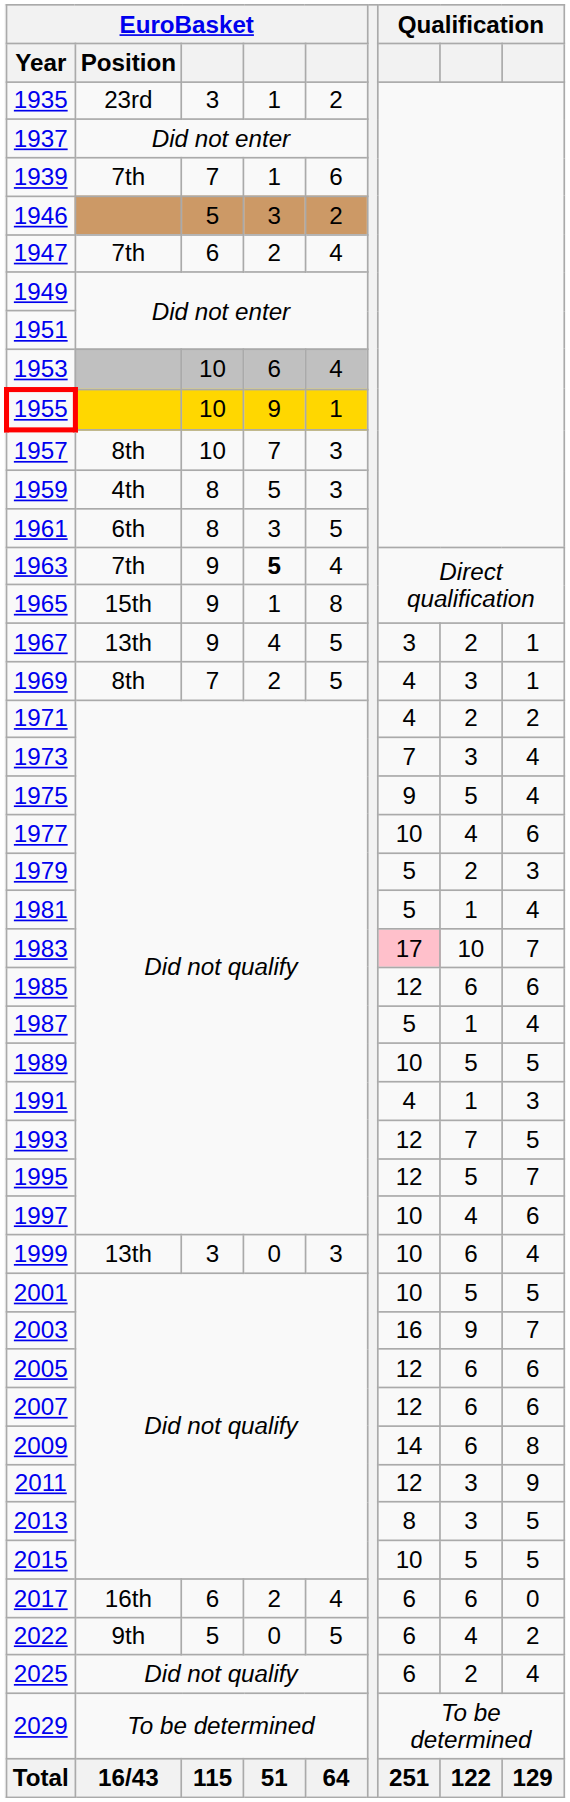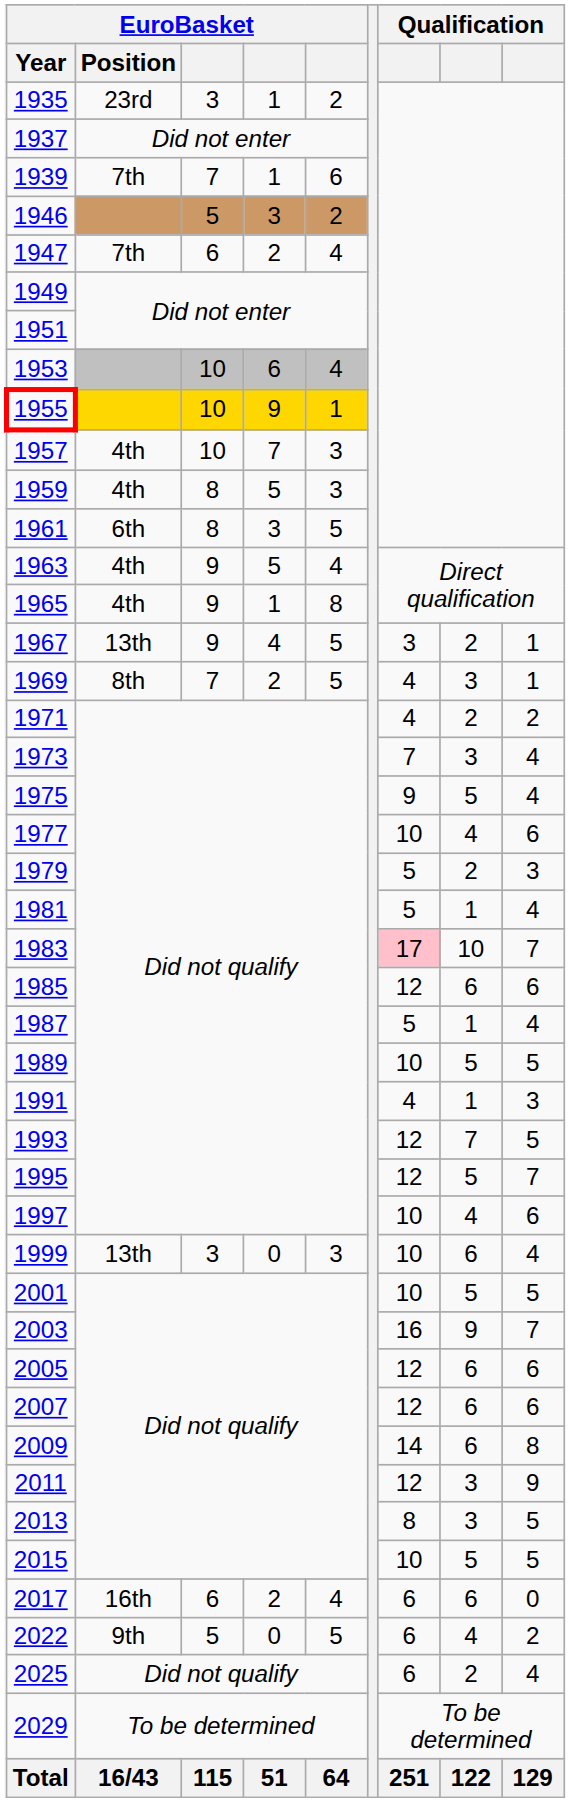(128, 451) 8th -> (128, 451) 4th
(128, 566) 7th -> (128, 566) 4th
(274, 566) bold -> (274, 566) normal
(128, 604) 15th -> (128, 604) 4th
